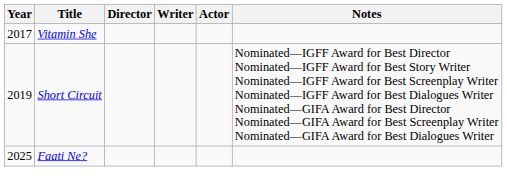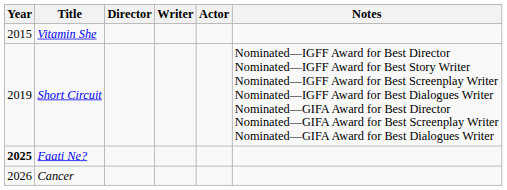(20, 33) 2017 -> (20, 33) 2015
(20, 156) normal -> (20, 156) bold
+ row: (56, 175)
